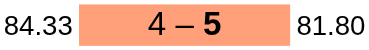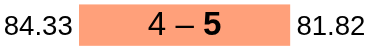(331, 26) 81.80 -> (331, 26) 81.82
